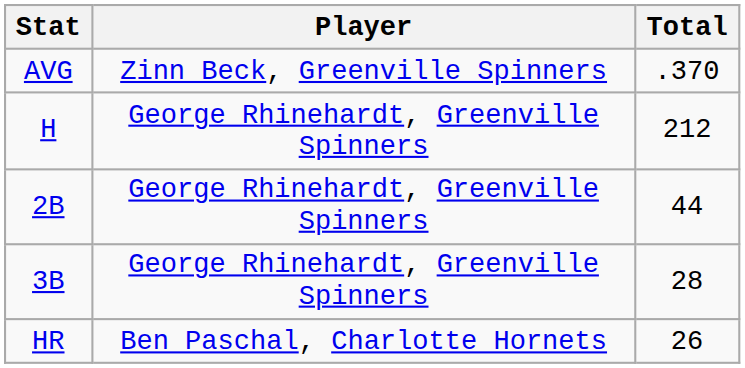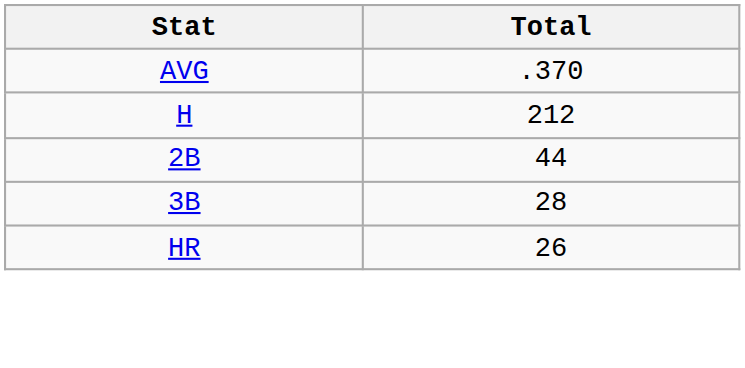- column: (364, 27)
